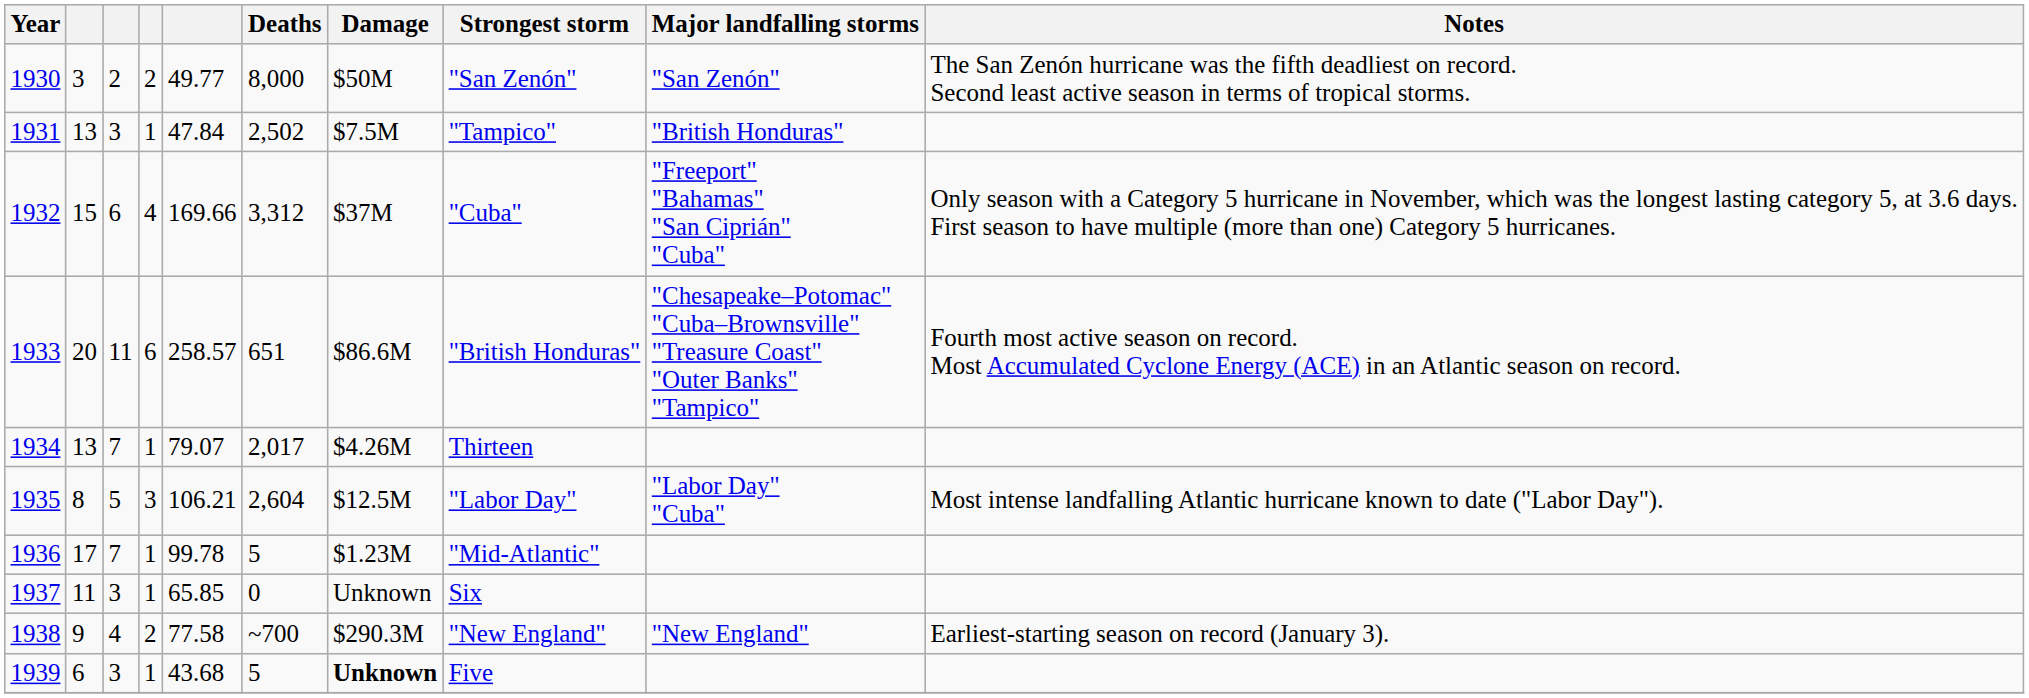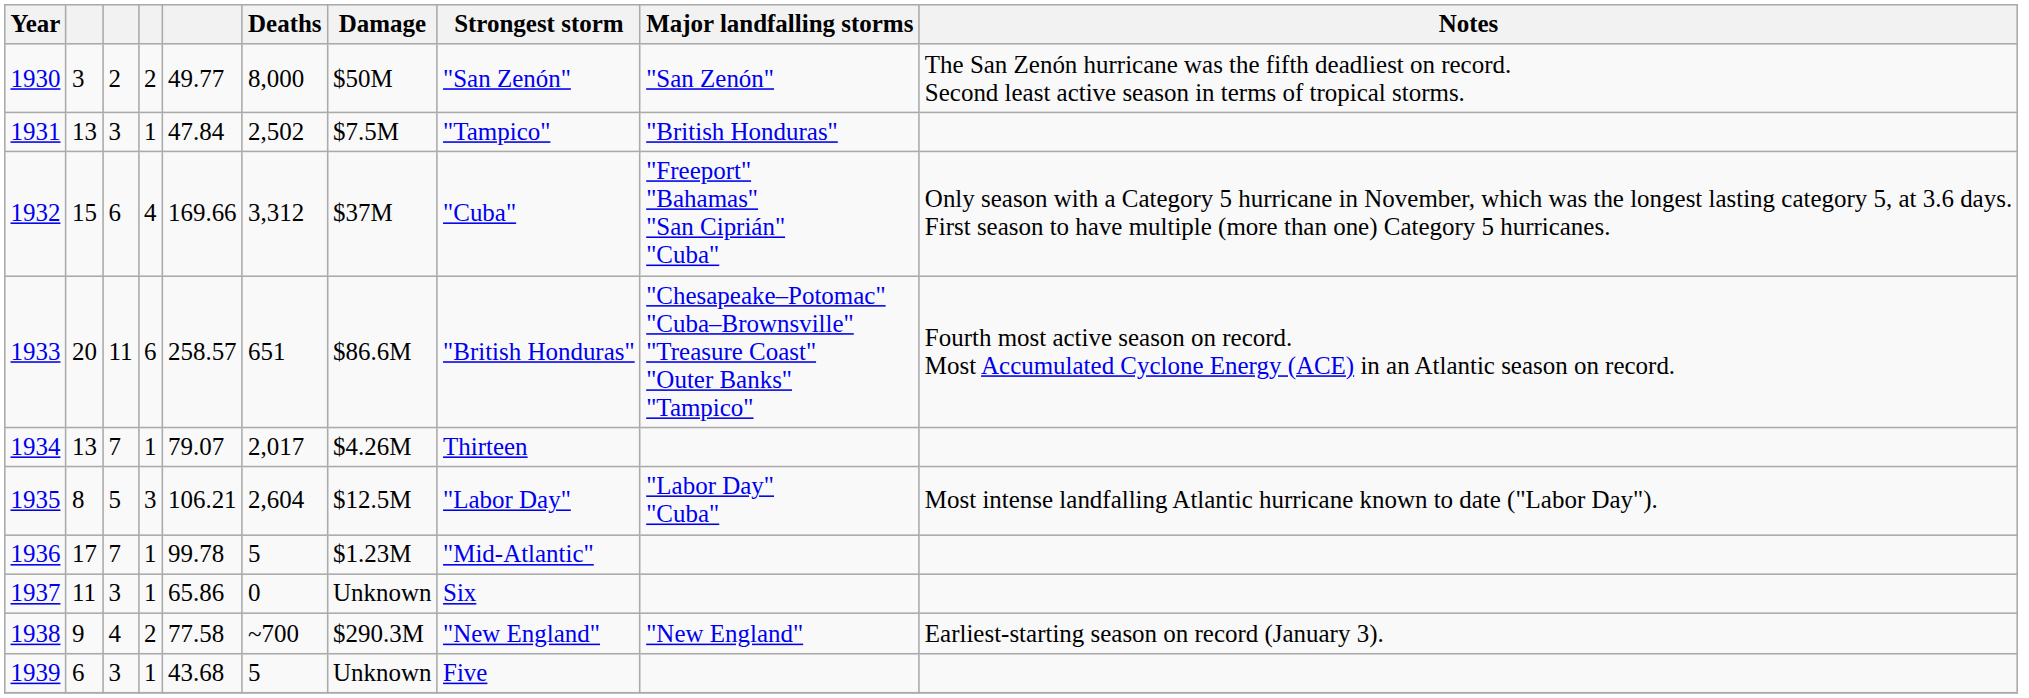(196, 593) 65.85 -> (196, 593) 65.86
(385, 672) bold -> (382, 672) normal
